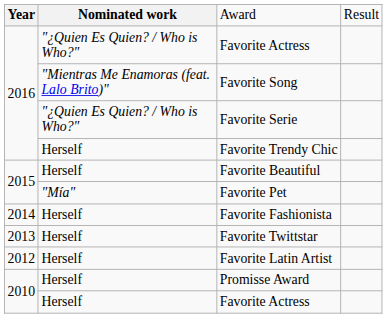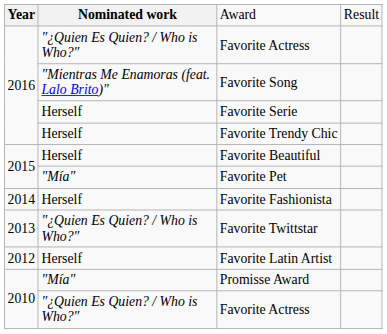(119, 119) "¿Quien Es Quien? / Who is Who?" -> (62, 111) Herself
(62, 236) Herself -> (119, 228) "¿Quien Es Quien? / Who is Who?"
(62, 280) Herself -> (58, 280) "Mía"
(62, 301) Herself -> (119, 309) "¿Quien Es Quien? / Who is Who?"
